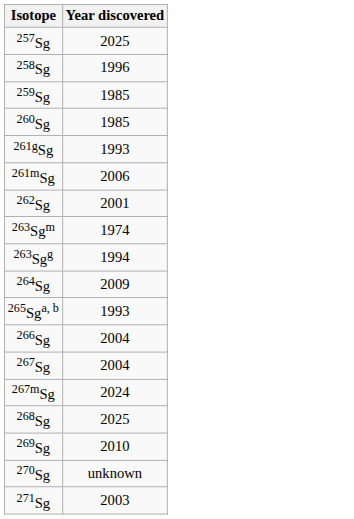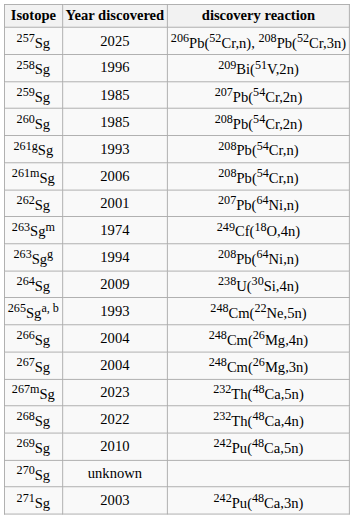+ column: (258, 16)
(115, 392) 2024 -> (115, 392) 2023
(115, 419) 2025 -> (115, 419) 2022
